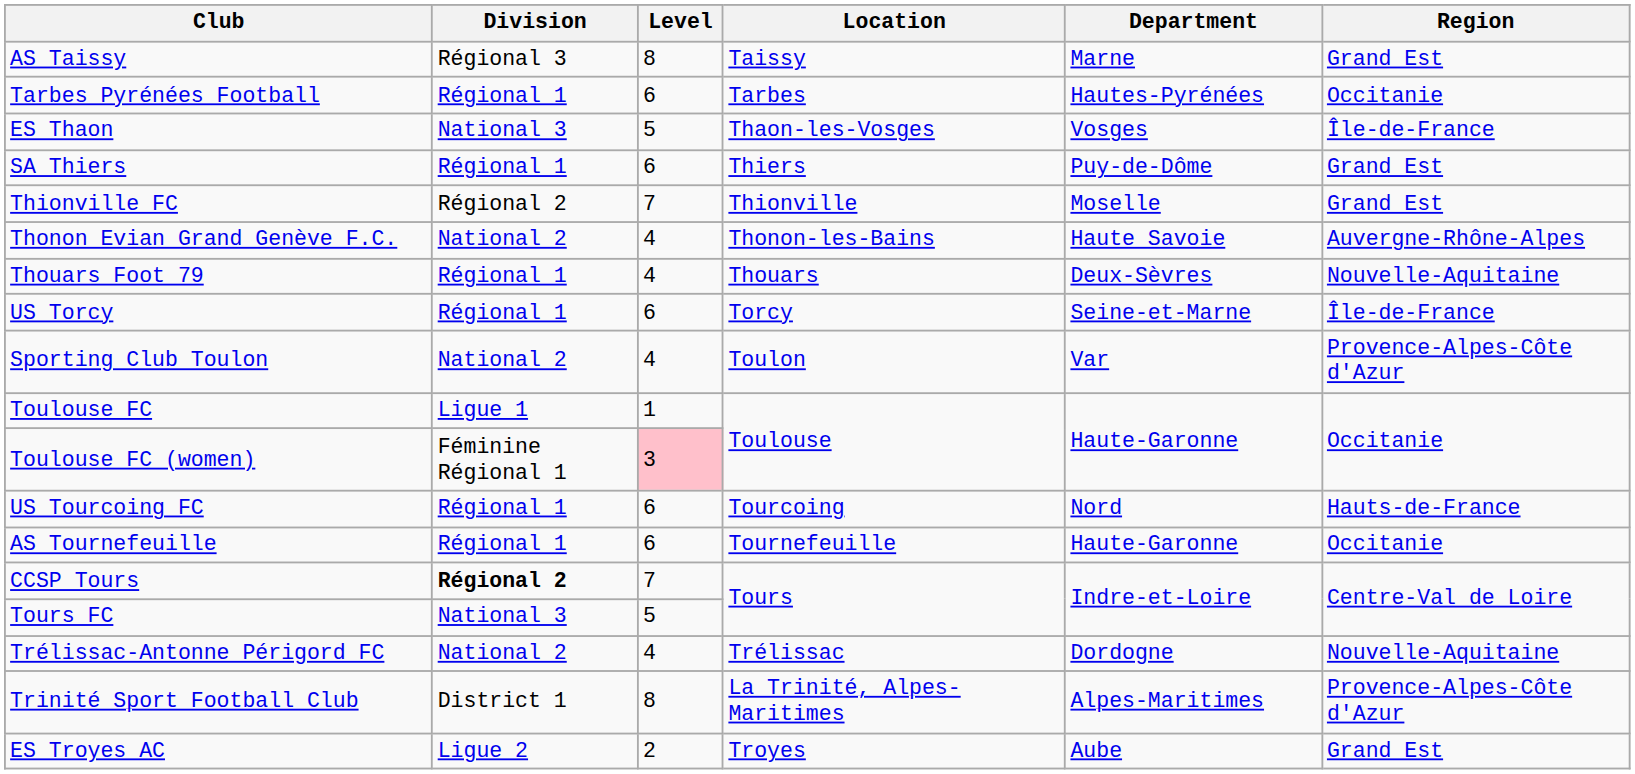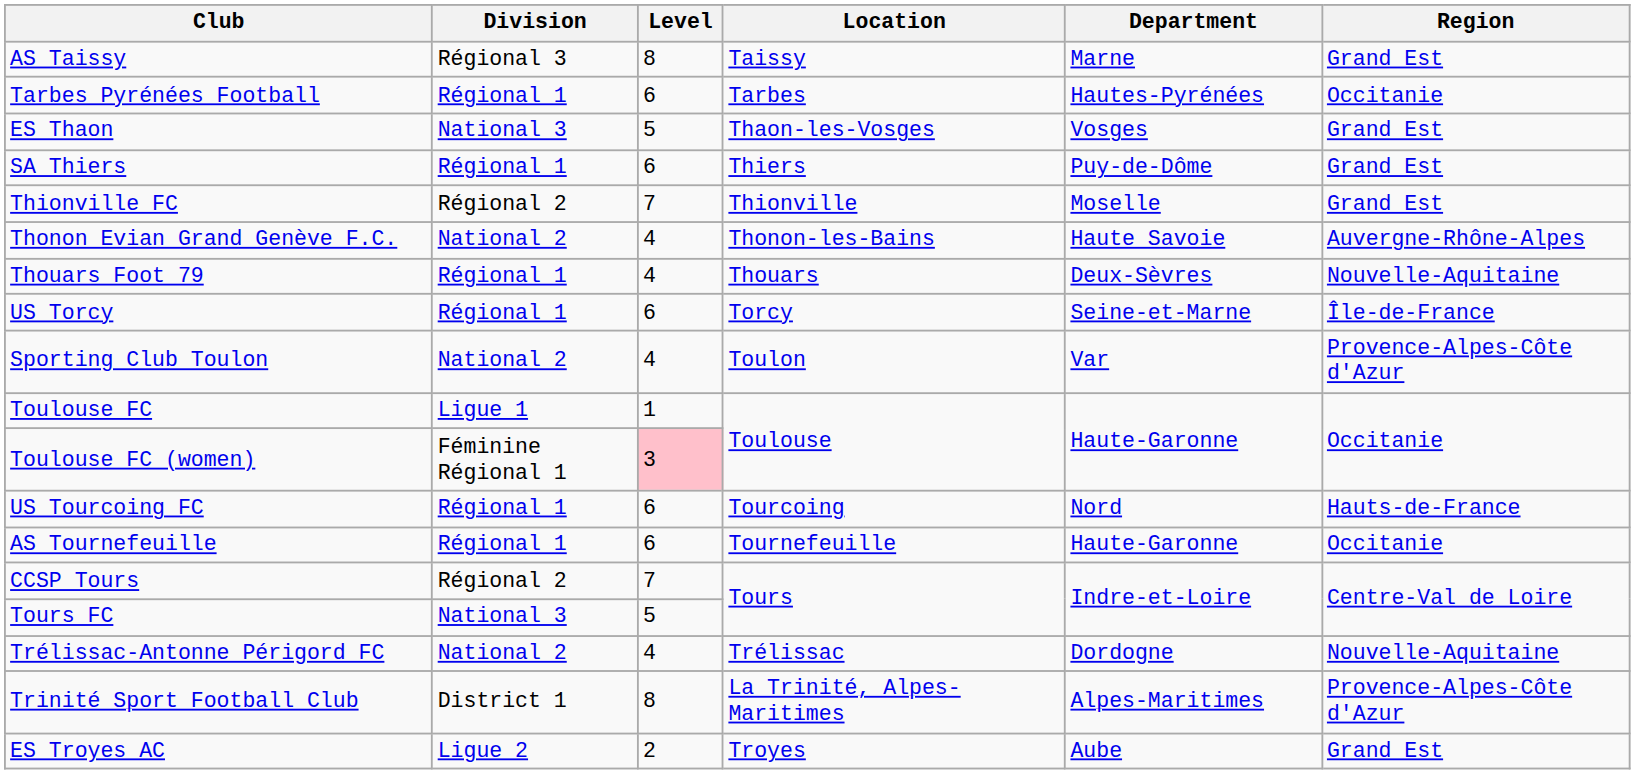(1411, 131) Île-de-France -> (1385, 131) Grand Est
(502, 581) bold -> (502, 581) normal
